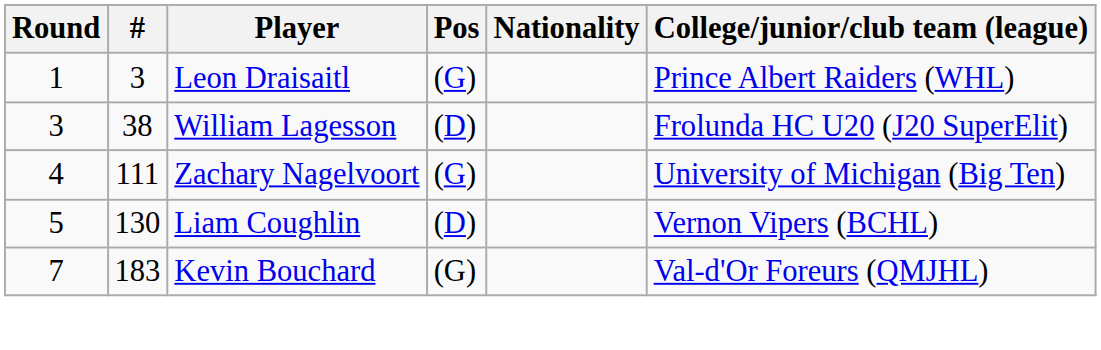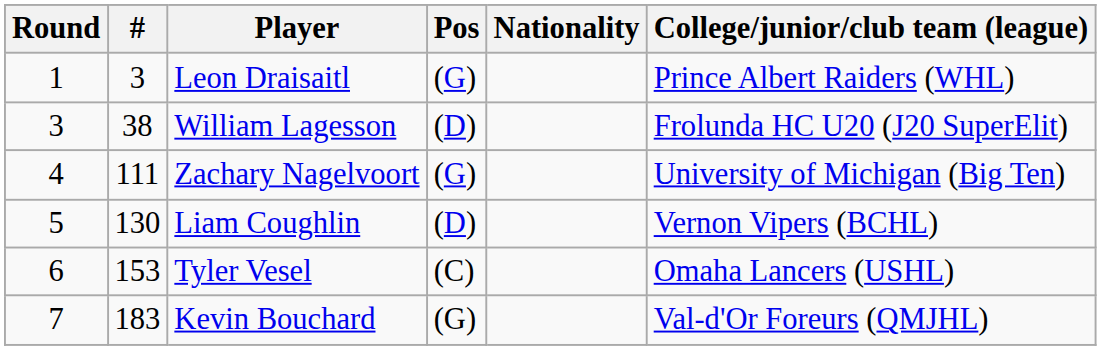+ row: (243, 271)
